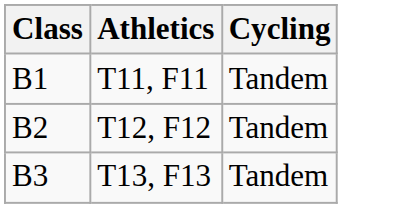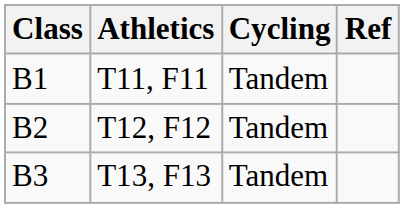+ column: (368, 29)
